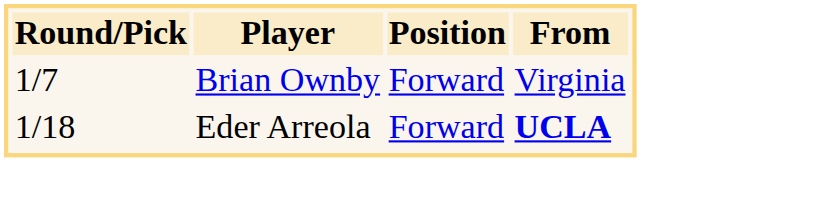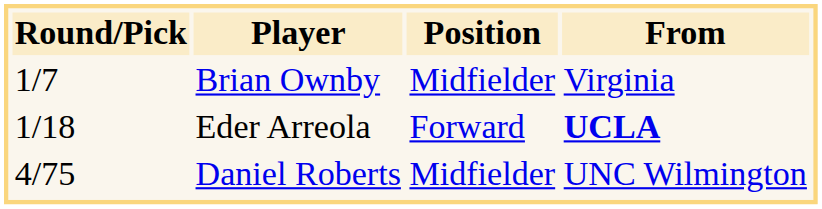(446, 80) Forward -> (482, 80) Midfielder
+ row: (298, 173)
